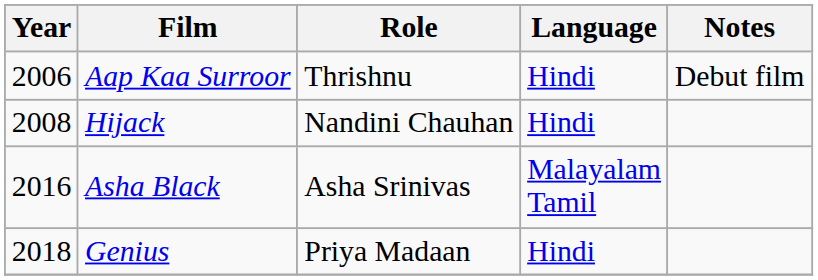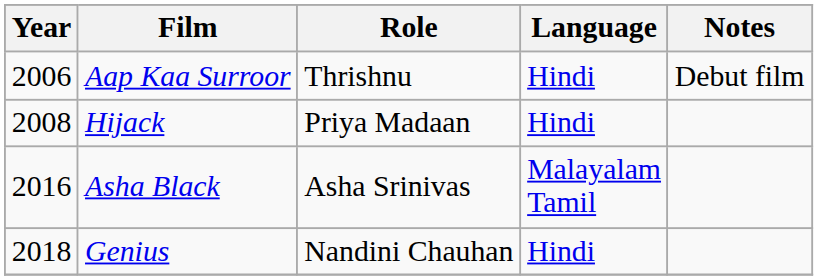(409, 122) Nandini Chauhan -> (387, 122) Priya Madaan
(387, 250) Priya Madaan -> (409, 250) Nandini Chauhan
